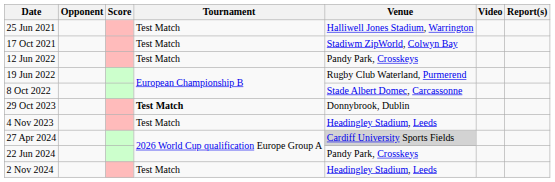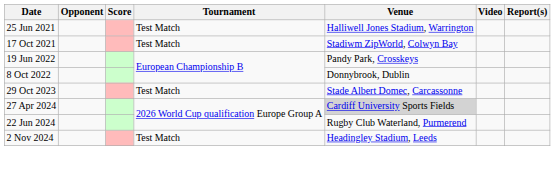- row: (31, 59)
(397, 75) Rugby Club Waterland, Purmerend -> (372, 59) Pandy Park, Crosskeys
(395, 91) Stade Albert Domec, Carcassonne -> (368, 75) Donnybrook, Dublin
(160, 106) bold -> (158, 91) normal
(368, 106) Donnybrook, Dublin -> (395, 91) Stade Albert Domec, Carcassonne
- row: (30, 122)
(372, 153) Pandy Park, Crosskeys -> (397, 122) Rugby Club Waterland, Purmerend
